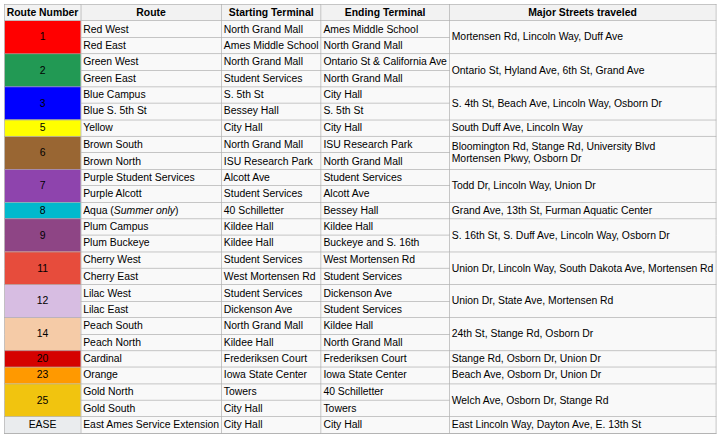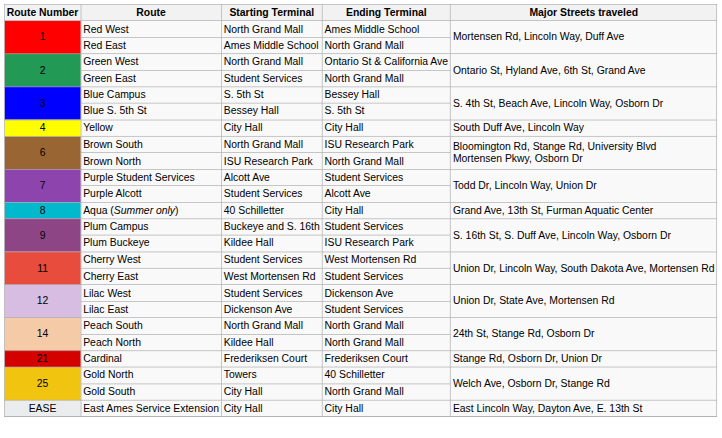(343, 95) City Hall -> (352, 95) Bessey Hall
(43, 128) 5 -> (43, 128) 4
(351, 210) Bessey Hall -> (344, 210) City Hall
(249, 227) Kildee Hall -> (272, 227) Buckeye and S. 16th
(348, 227) Kildee Hall -> (364, 227) Student Services
(371, 243) Buckeye and S. 16th -> (369, 243) ISU Research Park
(348, 326) Kildee Hall -> (364, 326) North Grand Mall
(43, 359) 20 -> (43, 359) 21
- row: (151, 375)
(340, 408) Towers -> (364, 392) North Grand Mall
